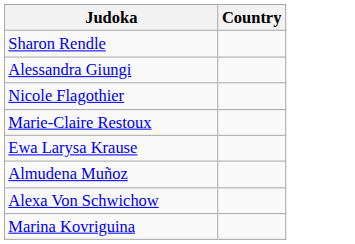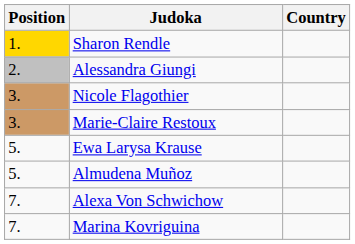+ column: (37, 17)
